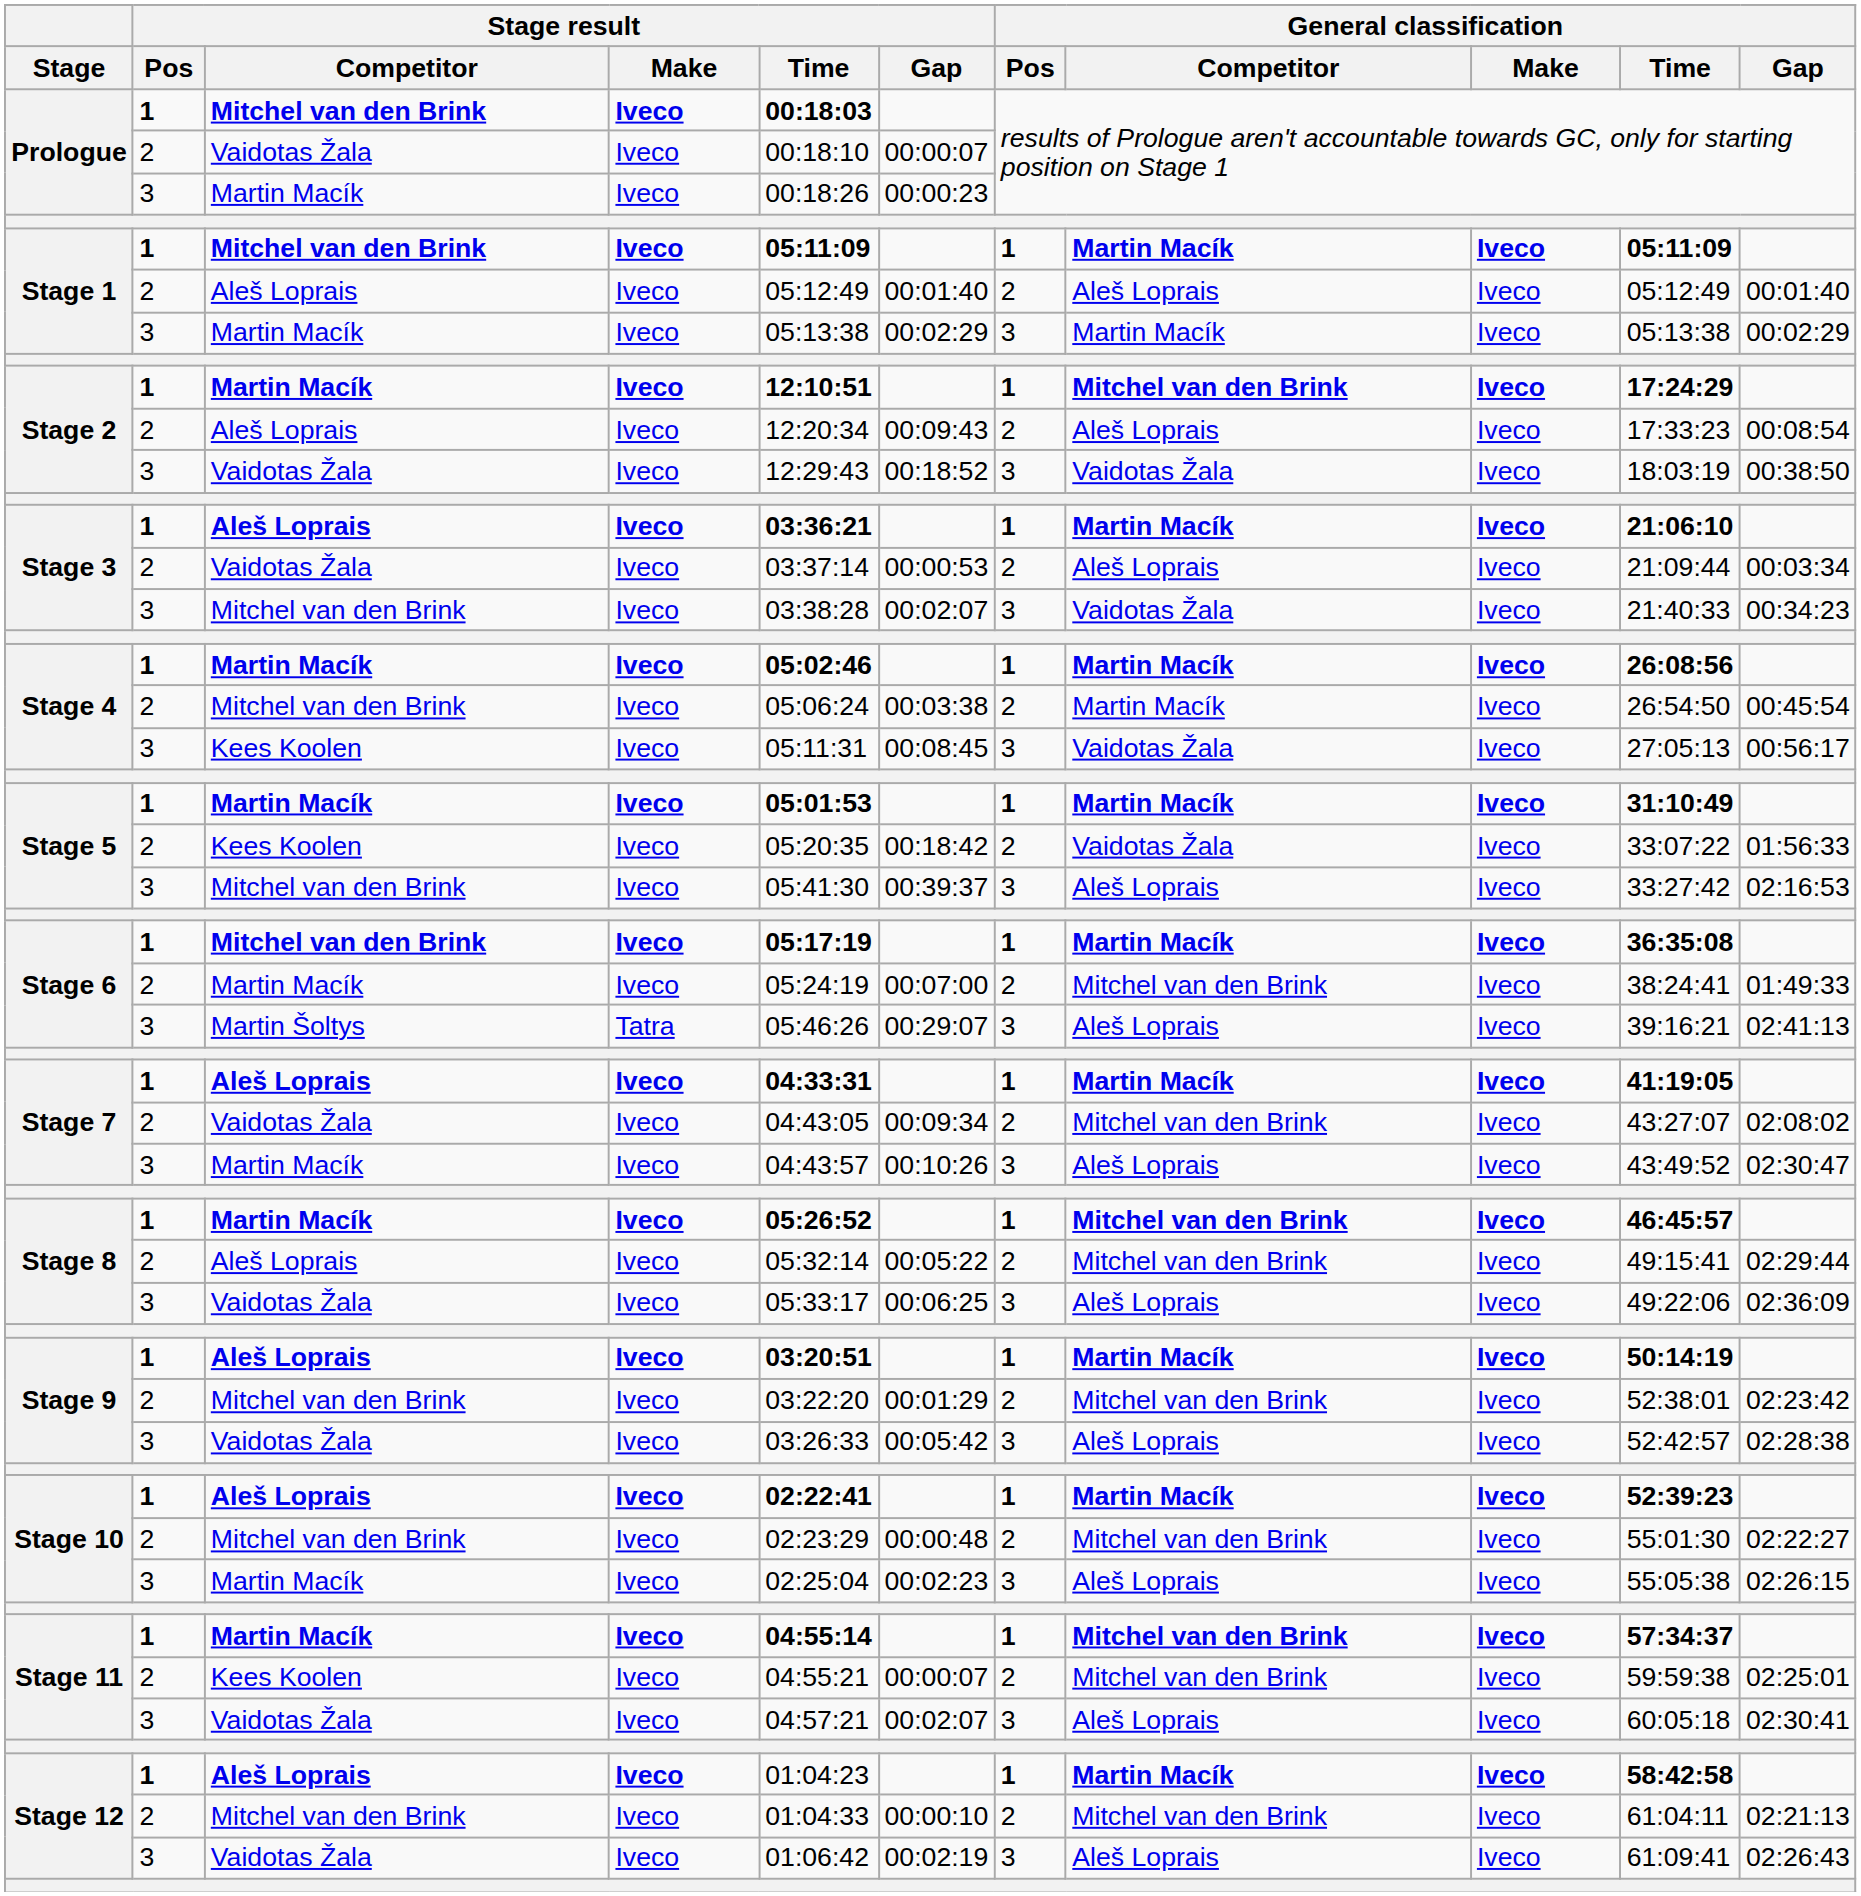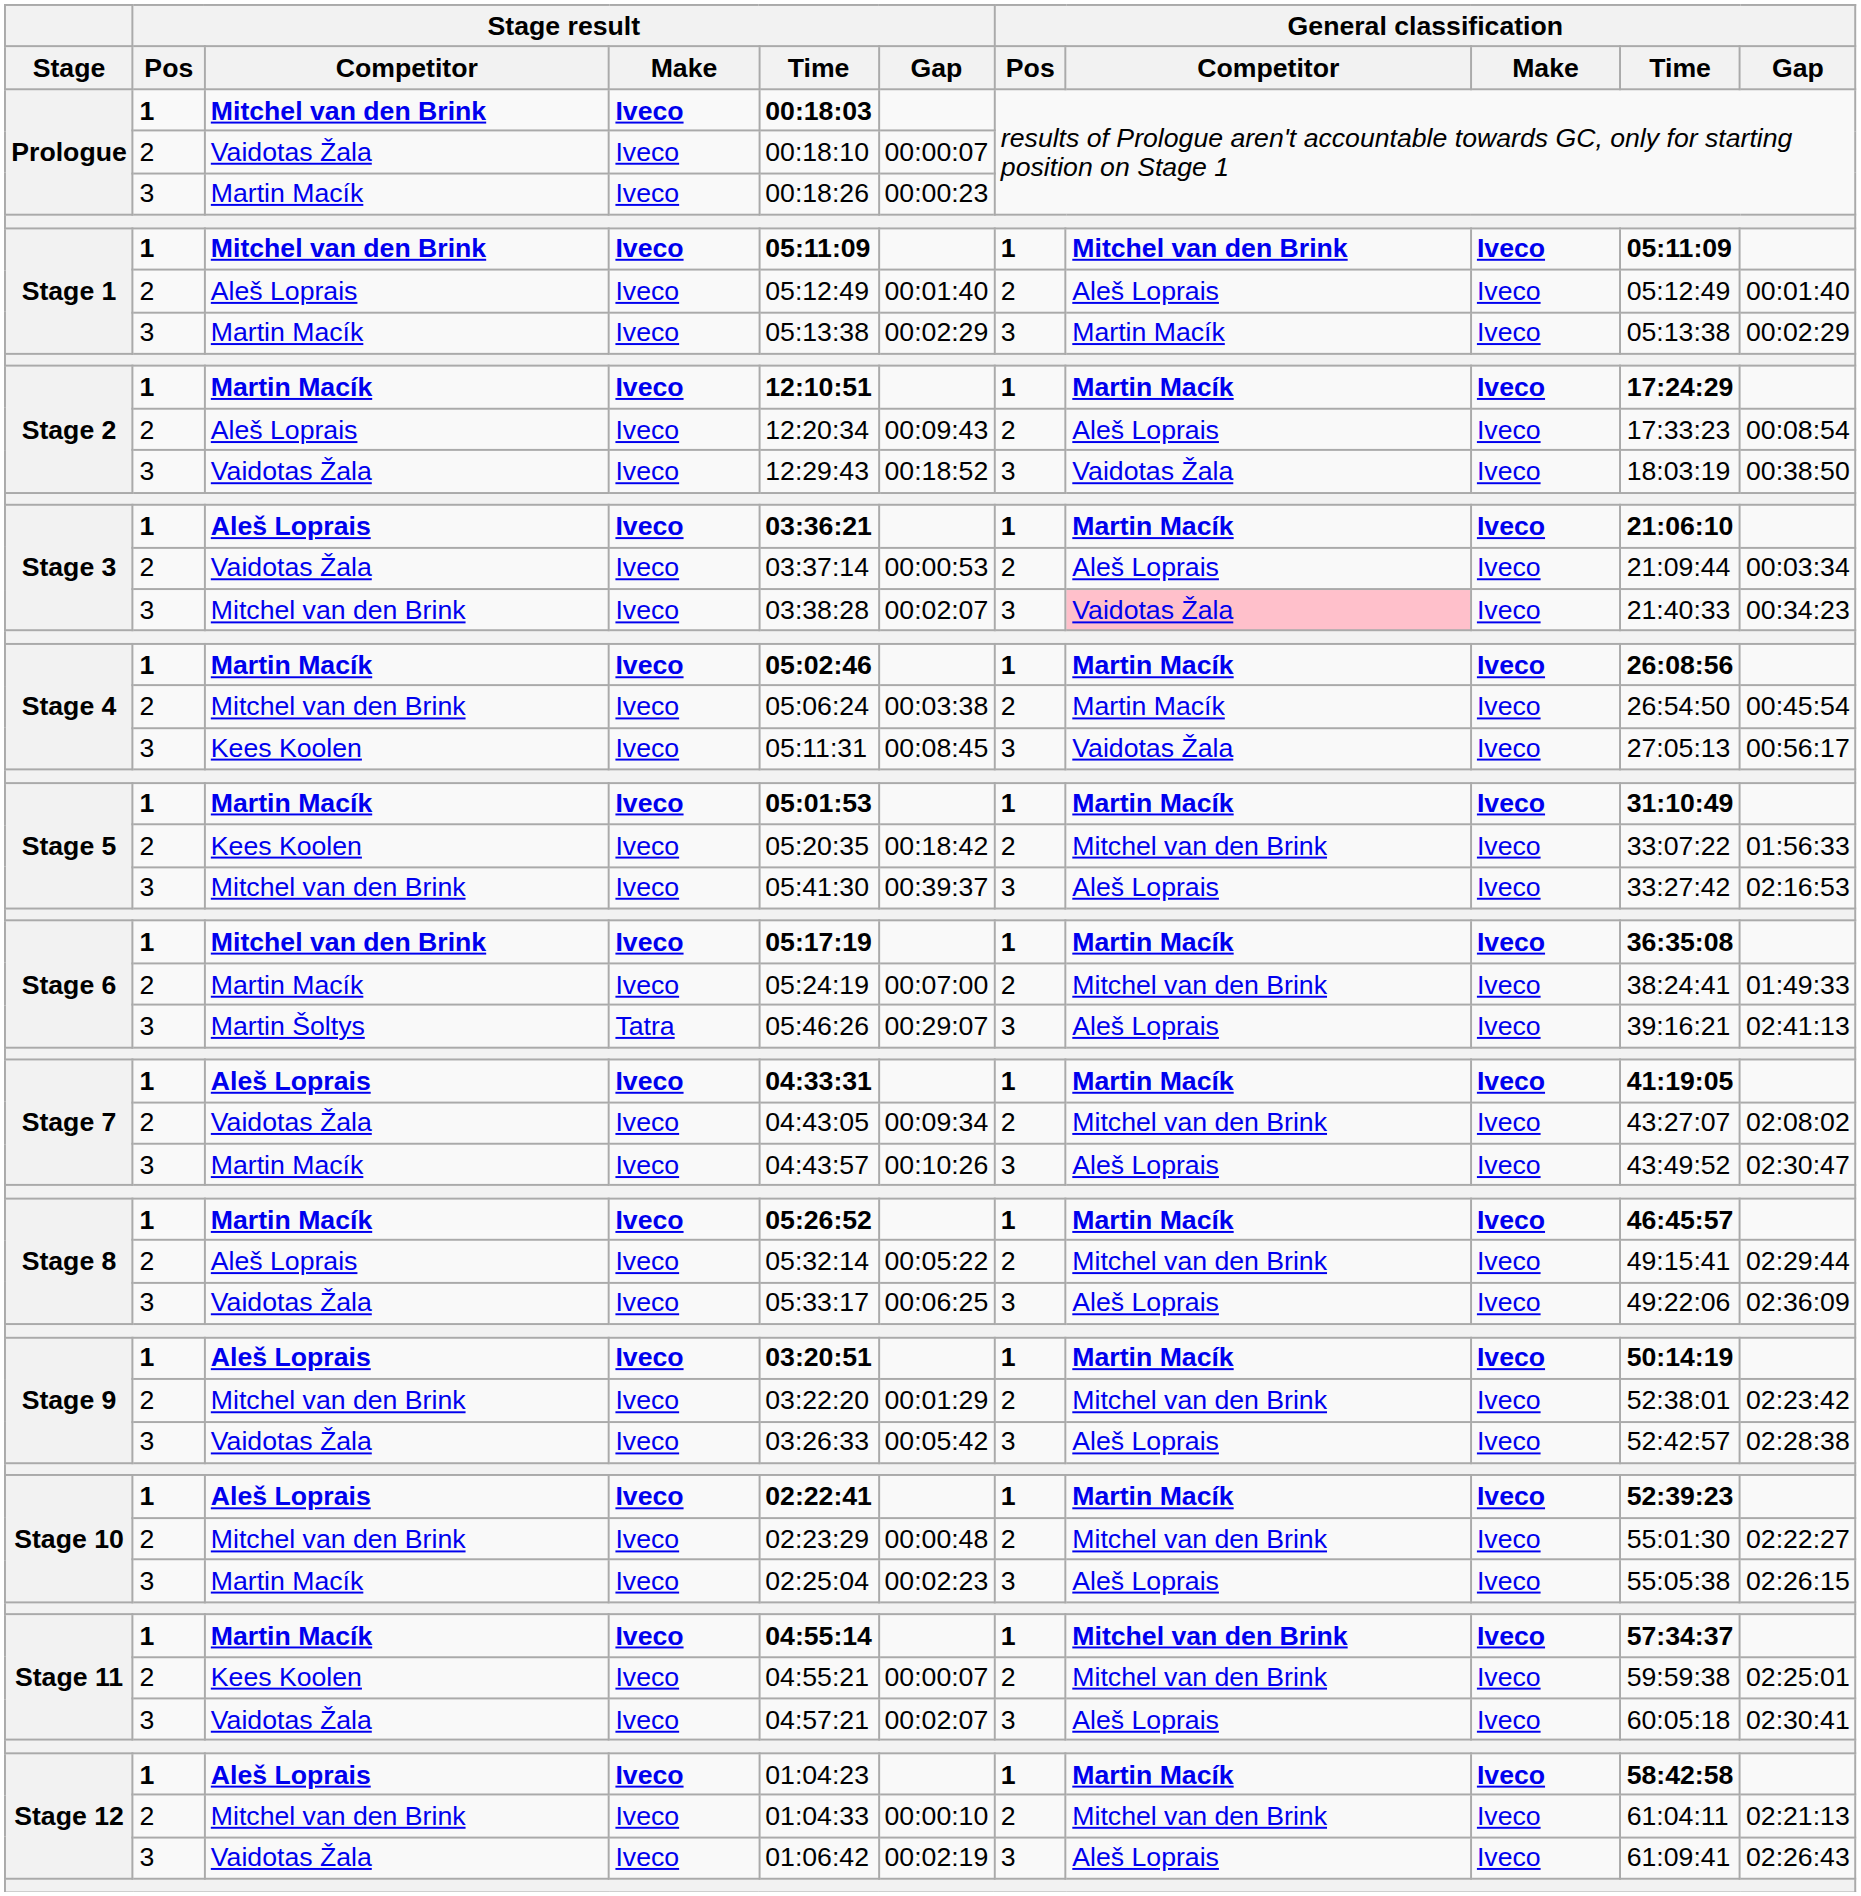(1153, 248) Martin Macík -> (1210, 248) Mitchel van den Brink
(1210, 387) Mitchel van den Brink -> (1153, 387) Martin Macík
(1153, 610) no background -> (1153, 610) pink background
(1153, 845) Vaidotas Žala -> (1200, 845) Mitchel van den Brink
(1210, 1219) Mitchel van den Brink -> (1153, 1219) Martin Macík
